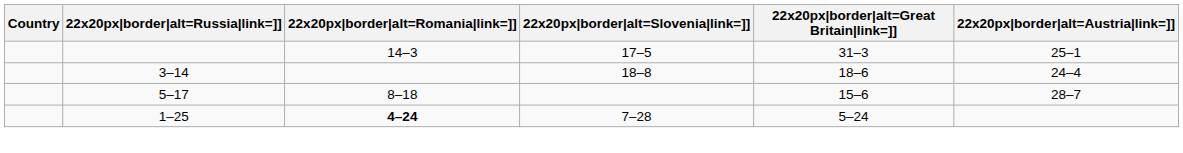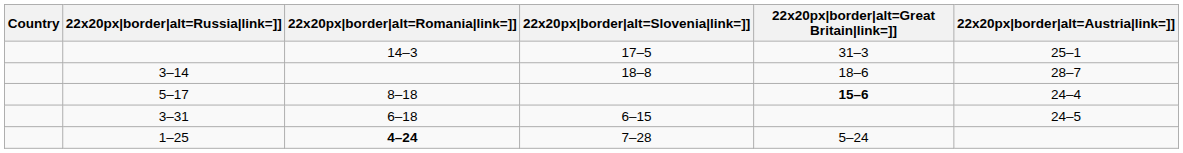(1066, 73) 24–4 -> (1066, 73) 28–7
(854, 95) normal -> (854, 95) bold
(1066, 95) 28–7 -> (1066, 95) 24–4
+ row: (174, 116)
